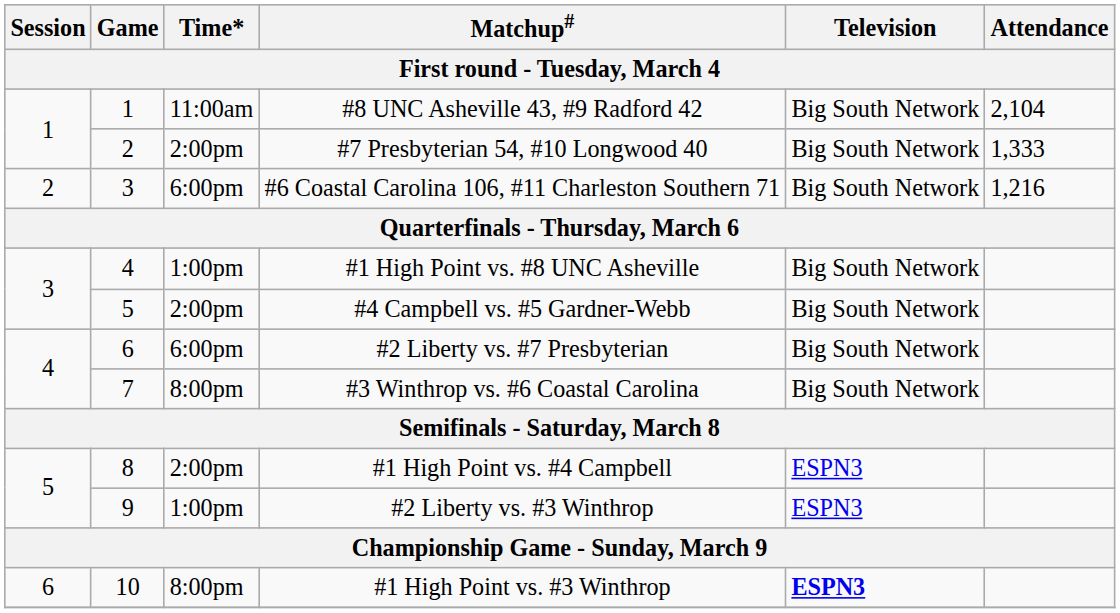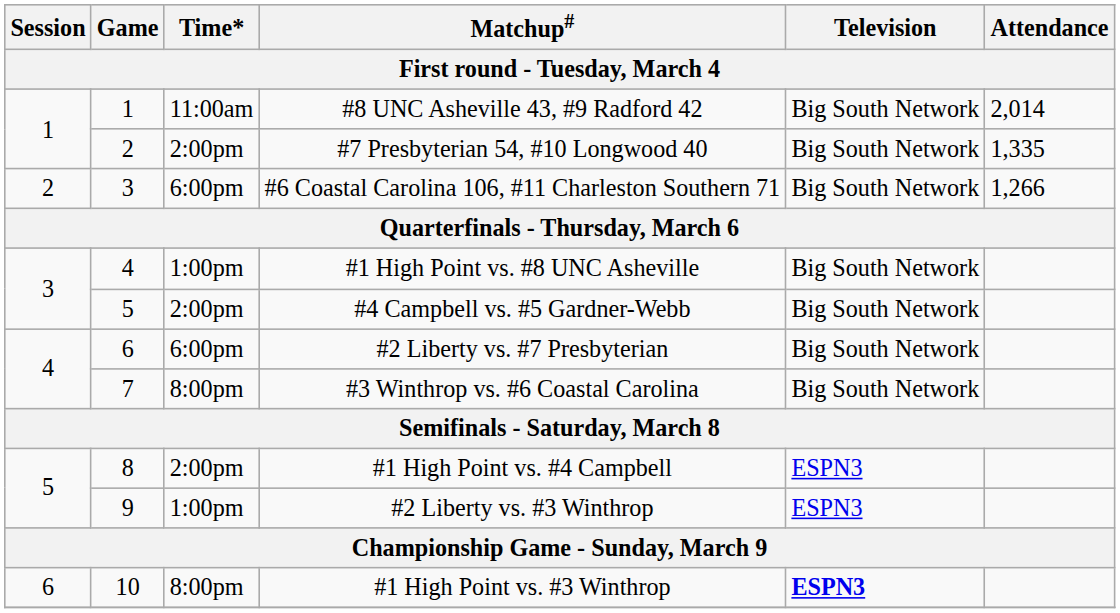(1018, 109) 2,104 -> (1018, 109) 2,014
(1018, 149) 1,333 -> (1018, 149) 1,335
(1018, 188) 1,216 -> (1018, 188) 1,266
